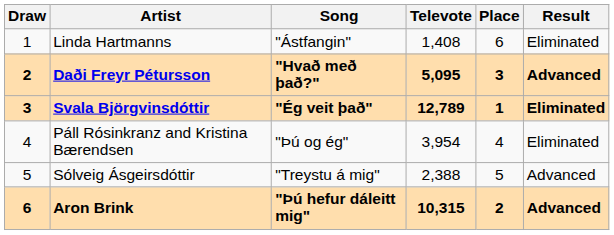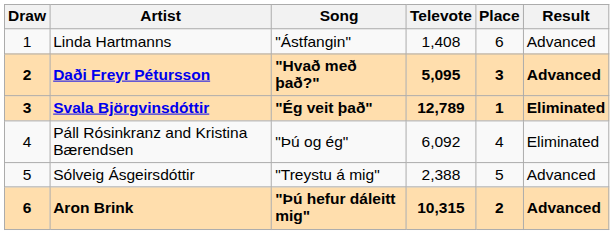(563, 41) Eliminated -> (561, 41) Advanced
(441, 141) 3,954 -> (441, 141) 6,092
